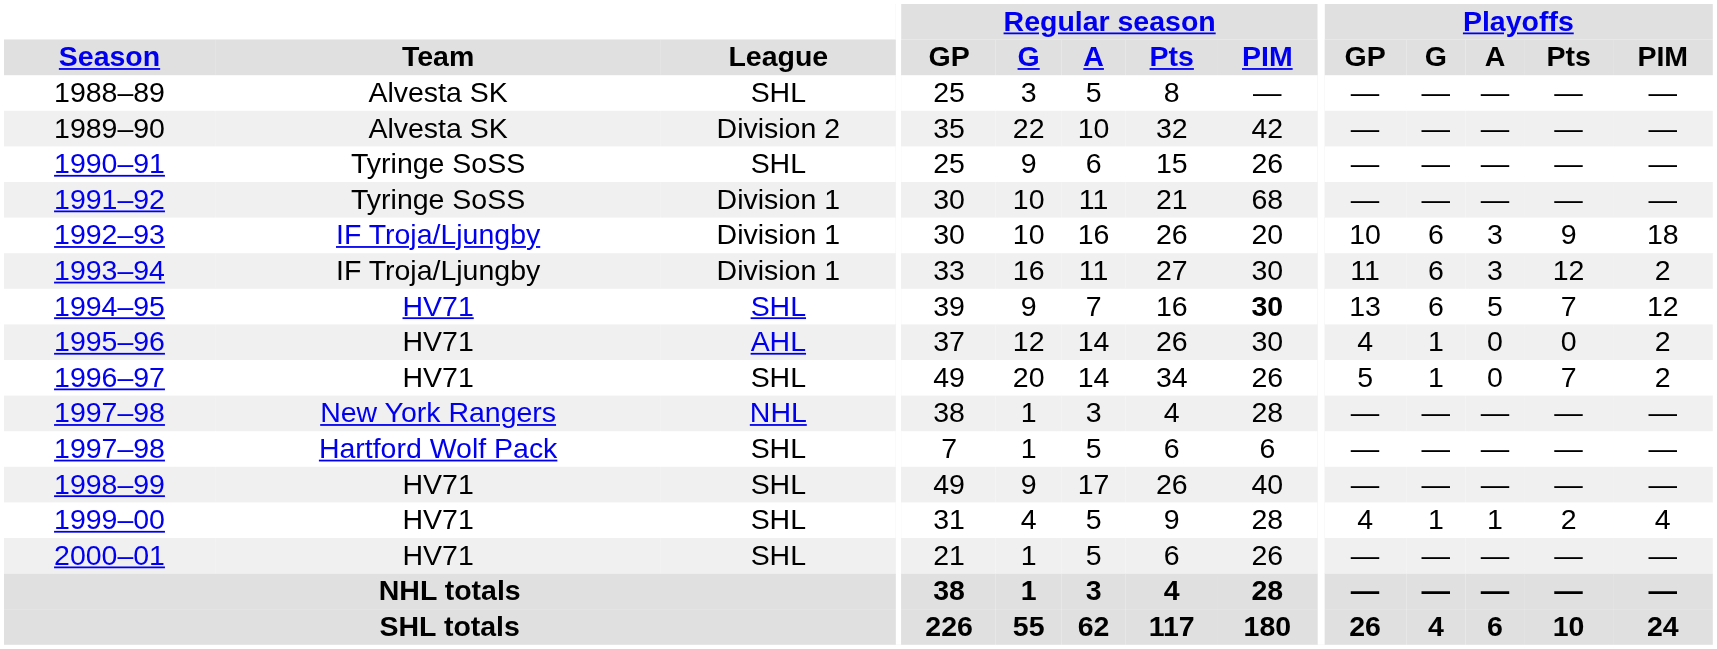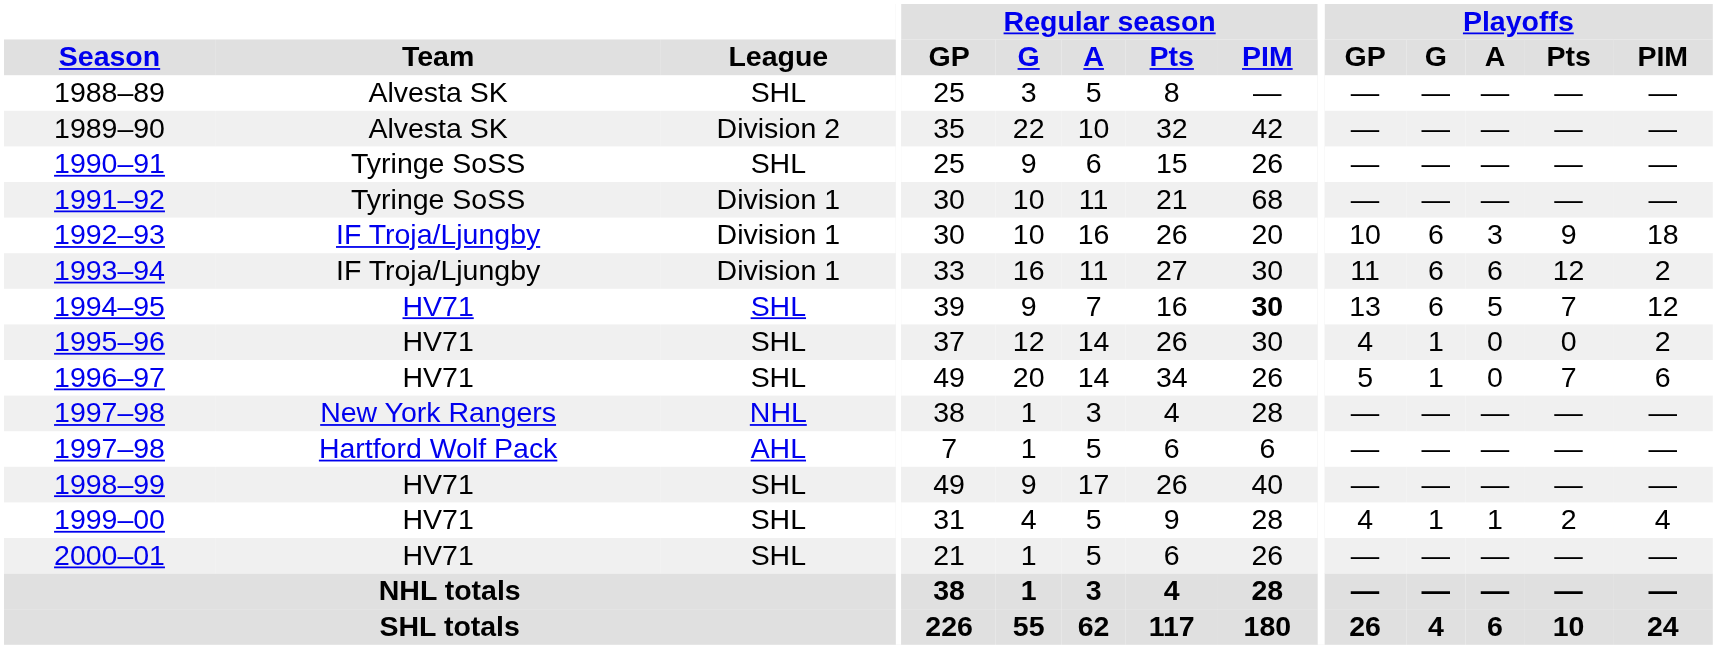(1495, 270) 3 -> (1495, 270) 6
(778, 341) AHL -> (778, 341) SHL
(1663, 377) 2 -> (1663, 377) 6
(778, 448) SHL -> (778, 448) AHL
